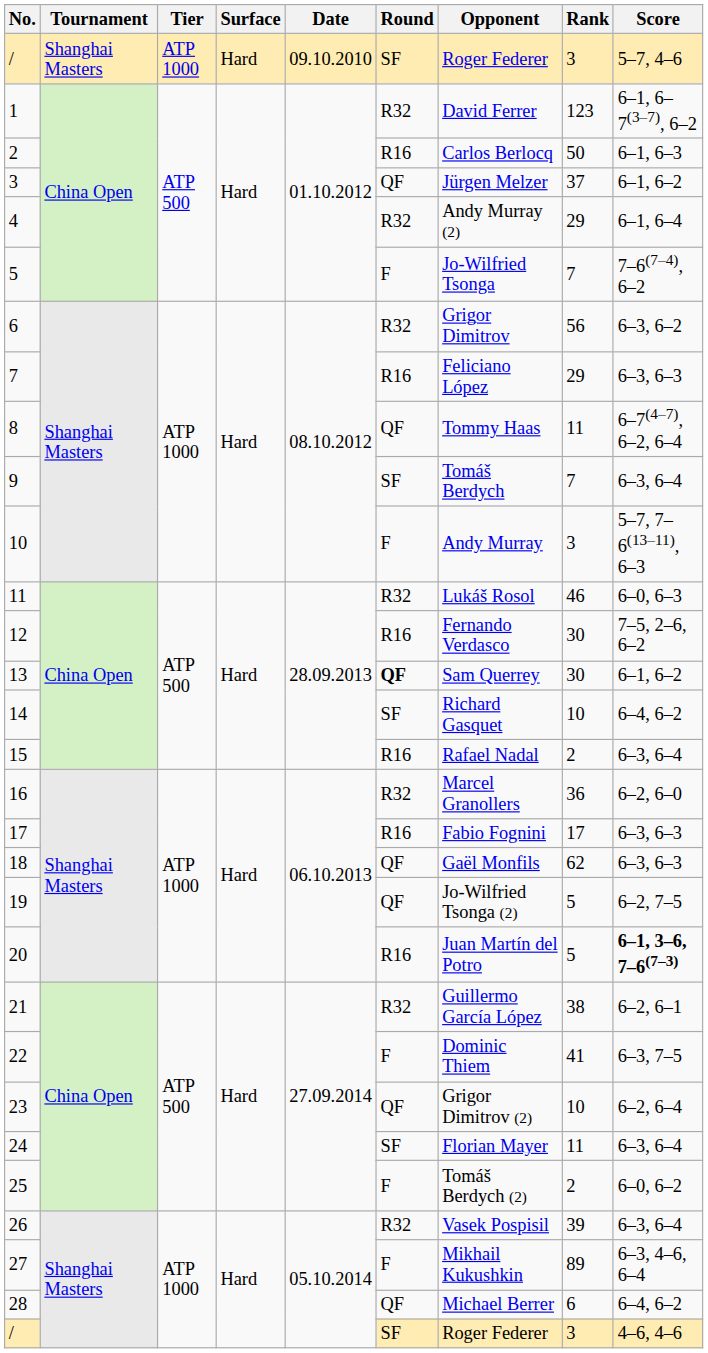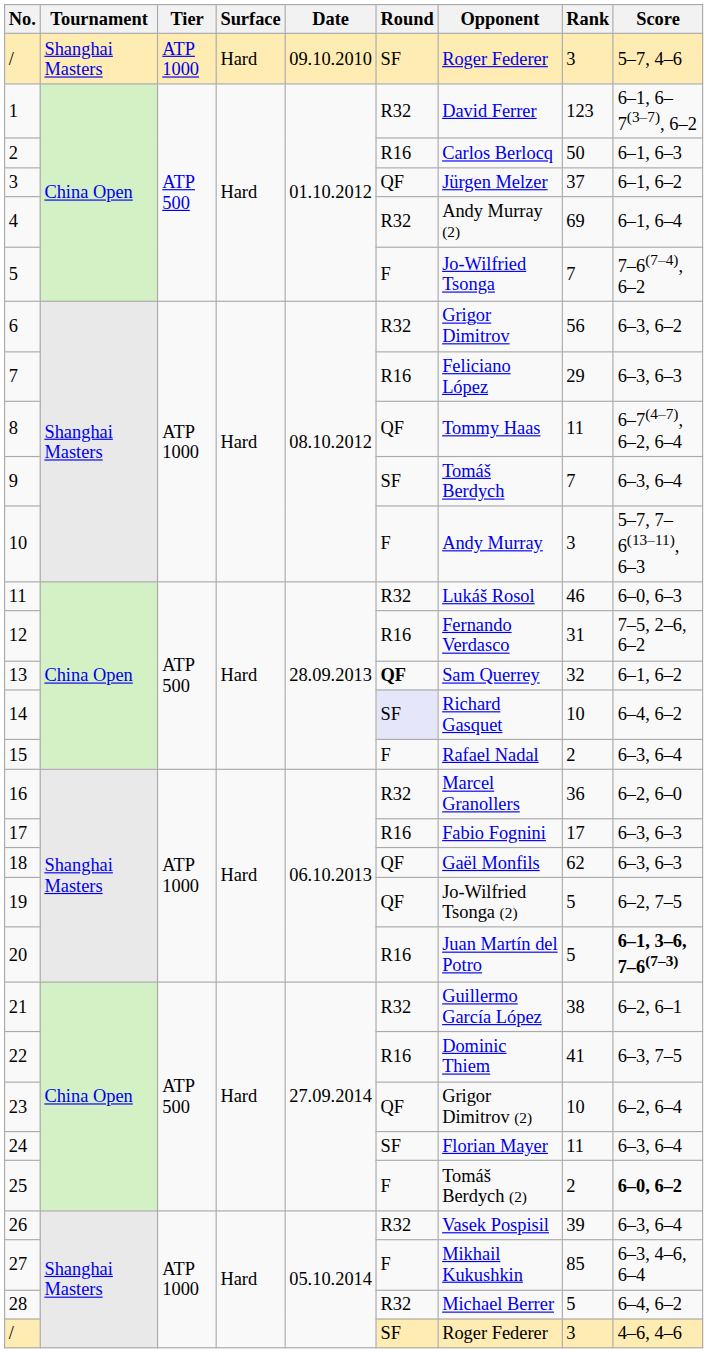(575, 221) 29 -> (575, 221) 69
(575, 635) 30 -> (575, 635) 31
(575, 675) 30 -> (575, 675) 32
(391, 714) no background -> (391, 714) lavender background
(396, 754) R16 -> (386, 754) F
(386, 1056) F -> (396, 1056) R16
(650, 1185) normal -> (650, 1185) bold
(575, 1264) 89 -> (575, 1264) 85
(392, 1304) QF -> (396, 1304) R32
(571, 1304) 6 -> (571, 1304) 5
